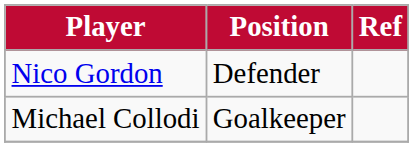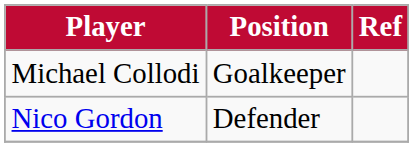rows swapped: (106, 118) <-> (87, 73)
